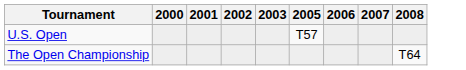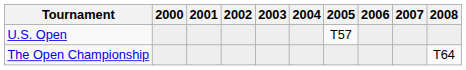+ column: (307, 15)
